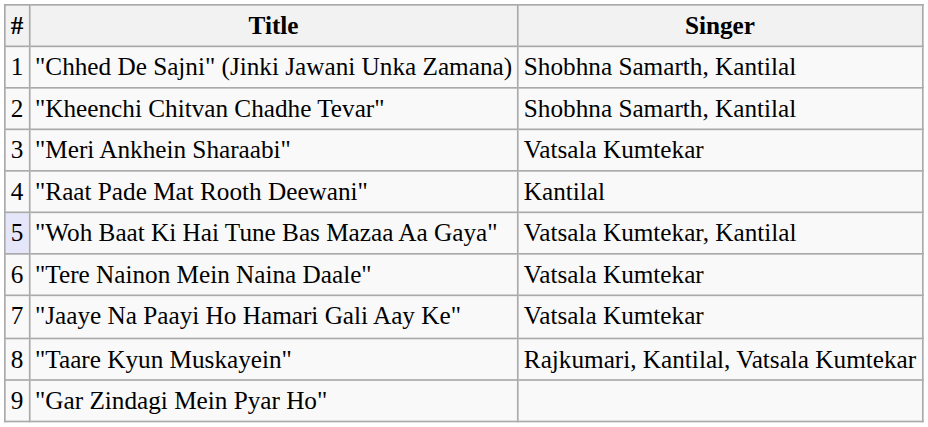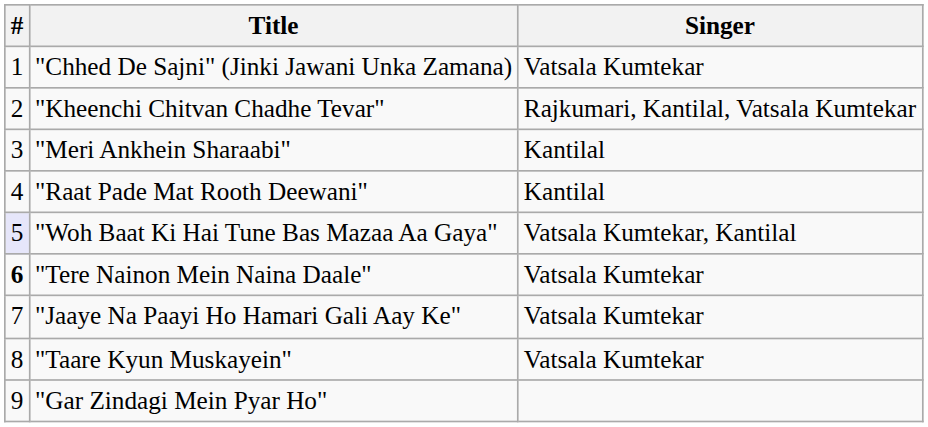(660, 67) Shobhna Samarth, Kantilal -> (614, 67) Vatsala Kumtekar
(660, 108) Shobhna Samarth, Kantilal -> (720, 108) Rajkumari, Kantilal, Vatsala Kumtekar
(614, 150) Vatsala Kumtekar -> (564, 150) Kantilal
(17, 275) normal -> (17, 275) bold
(720, 358) Rajkumari, Kantilal, Vatsala Kumtekar -> (614, 358) Vatsala Kumtekar
